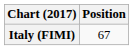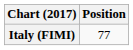(104, 34) 67 -> (104, 34) 77
